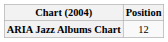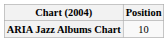(144, 29) 12 -> (144, 29) 10
